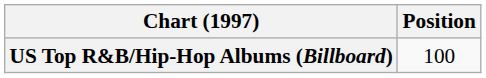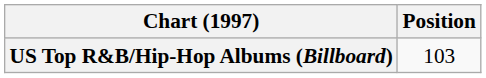(439, 55) 100 -> (439, 55) 103
